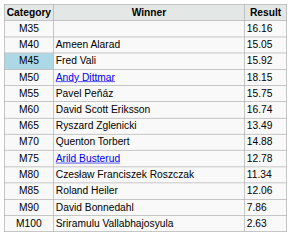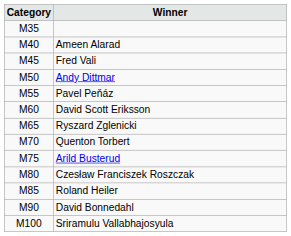- column: (266, 12)
(29, 61) lightblue background -> (29, 61) no background
